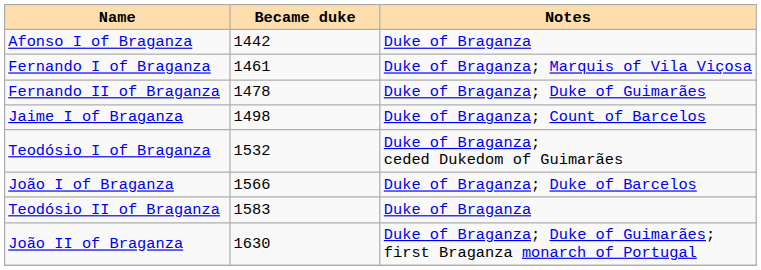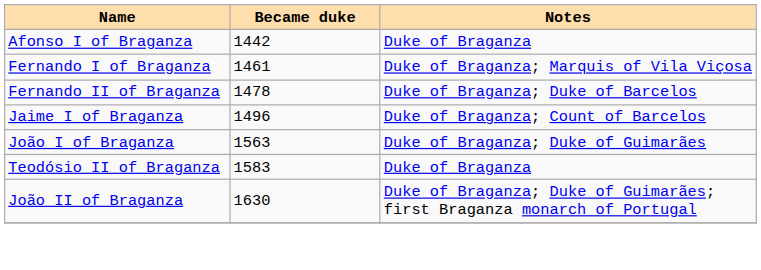(545, 92) Duke of Braganza; Duke of Guimarães -> (540, 92) Duke of Braganza; Duke of Barcelos
(252, 117) 1498 -> (252, 117) 1496
- row: (110, 151)
(252, 185) 1566 -> (252, 142) 1563
(540, 185) Duke of Braganza; Duke of Barcelos -> (545, 142) Duke of Braganza; Duke of Guimarães
